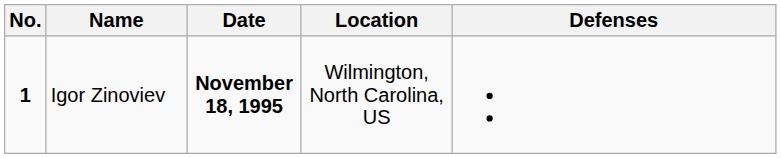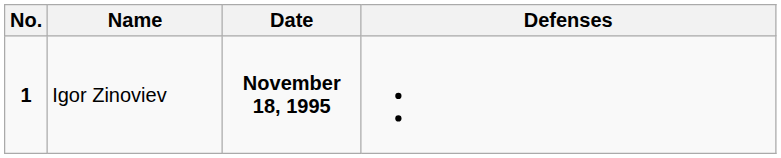- column: (377, 20)
